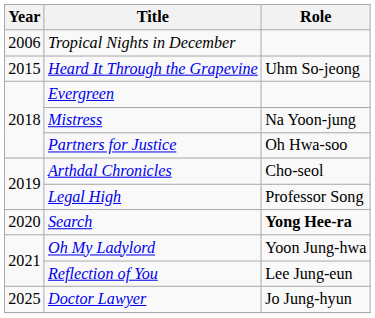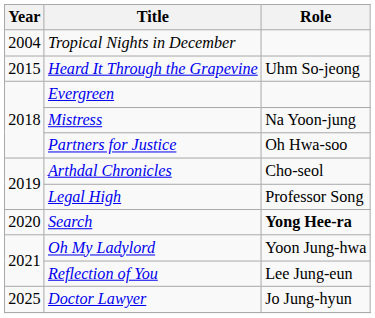(24, 42) 2006 -> (24, 42) 2004
